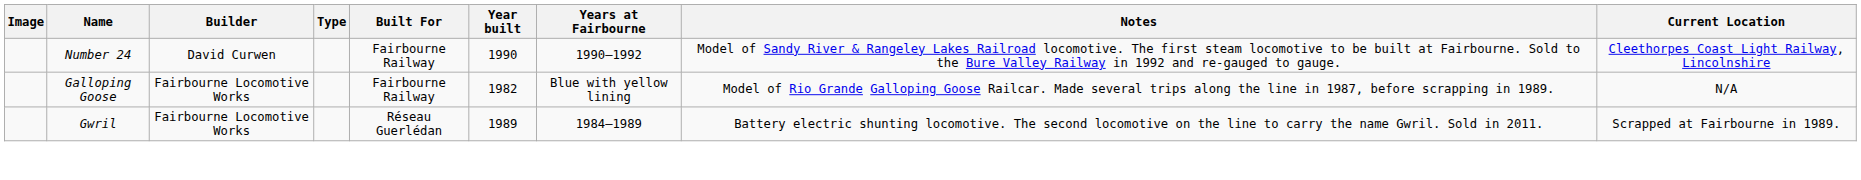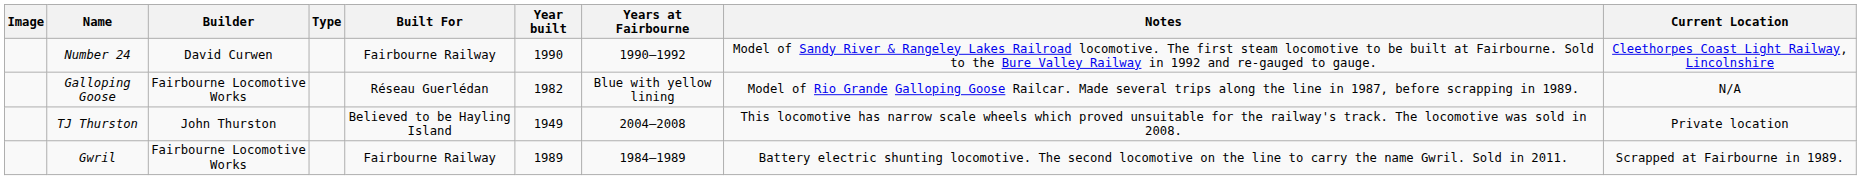(409, 90) Fairbourne Railway -> (430, 90) Réseau Guerlédan
+ row: (98, 124)
(409, 124) Réseau Guerlédan -> (430, 158) Fairbourne Railway
